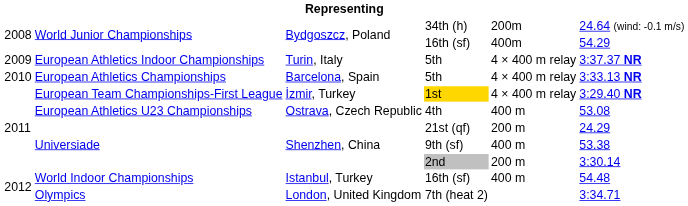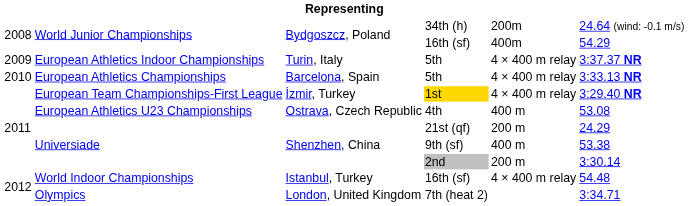(508, 178) 400 m -> (534, 178) 4 × 400 m relay
